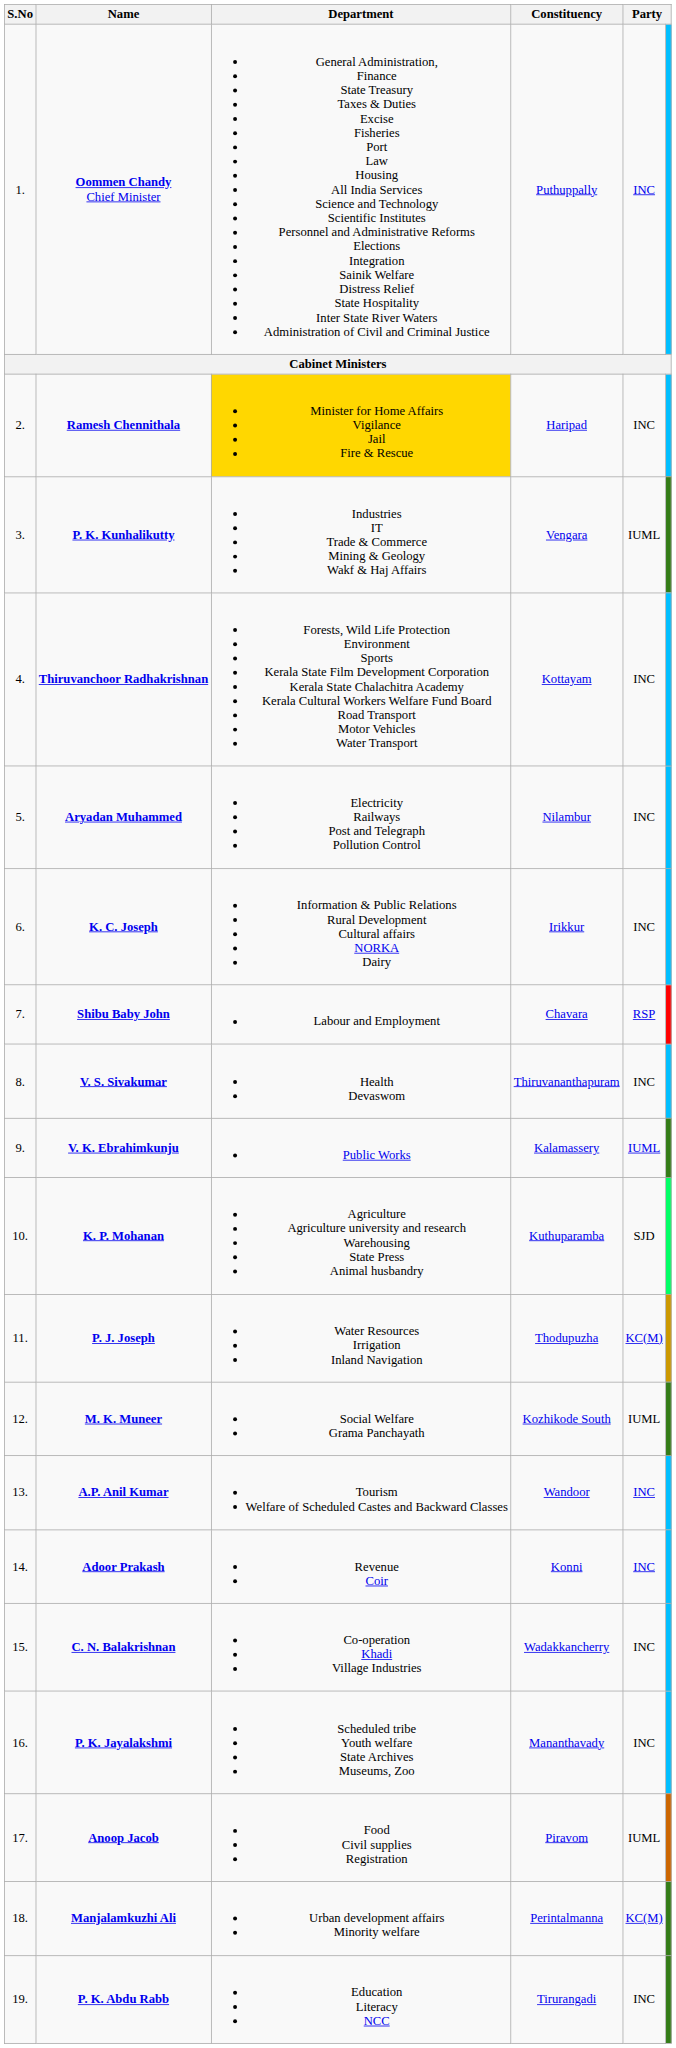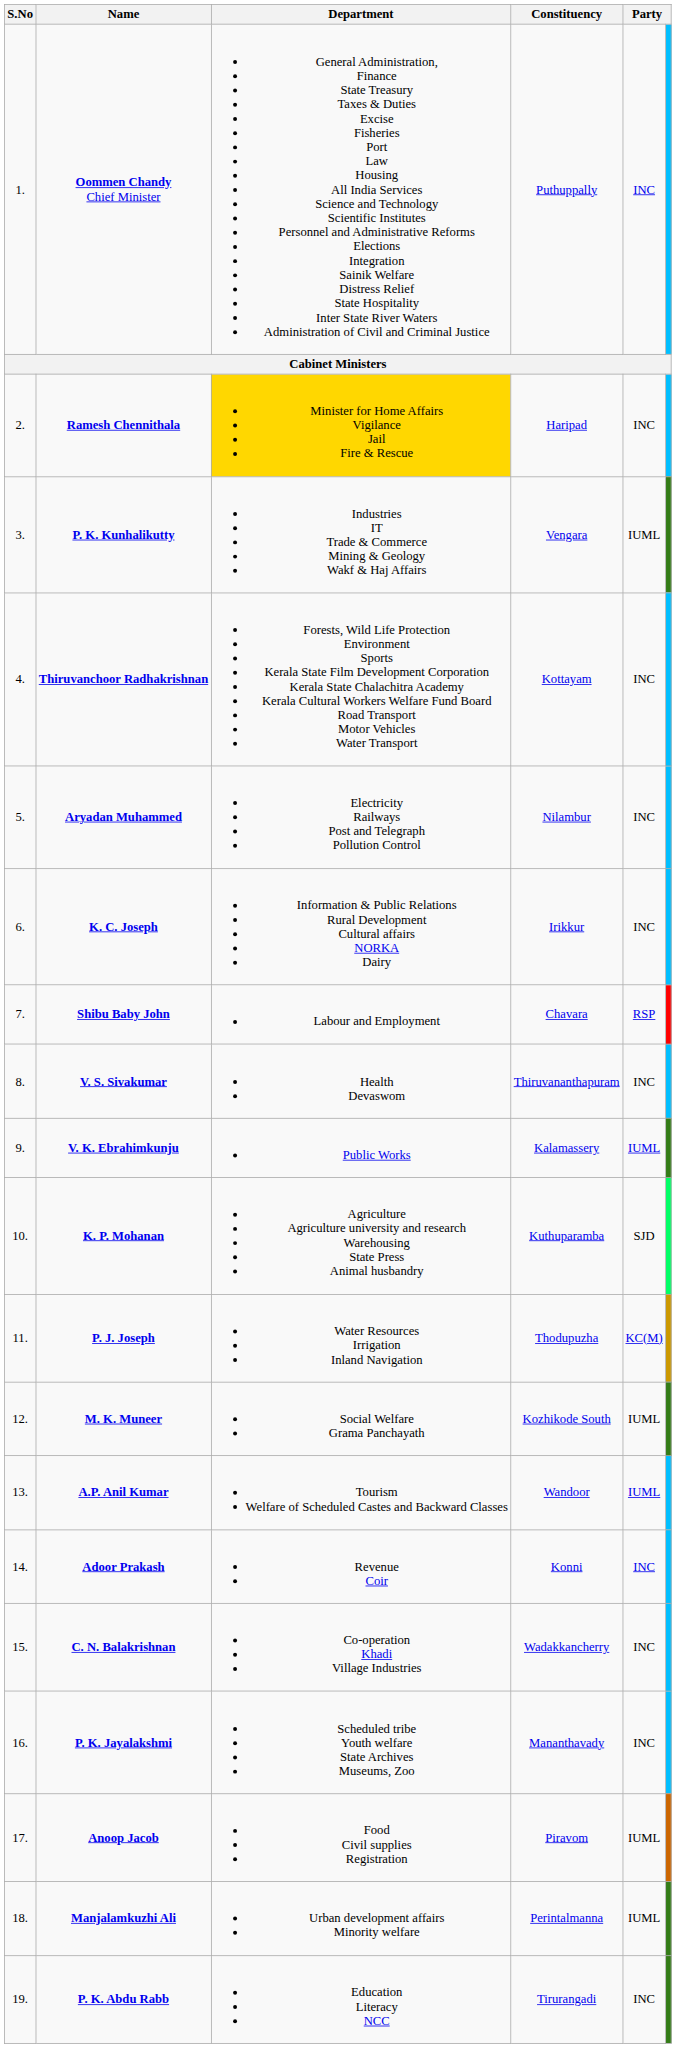(644, 1492) INC -> (644, 1492) IUML
(644, 1918) KC(M) -> (644, 1918) IUML
